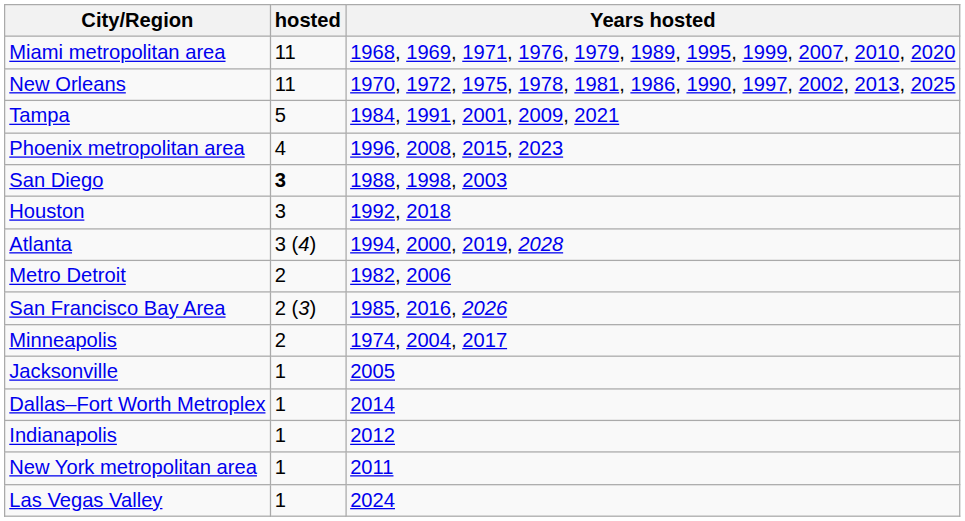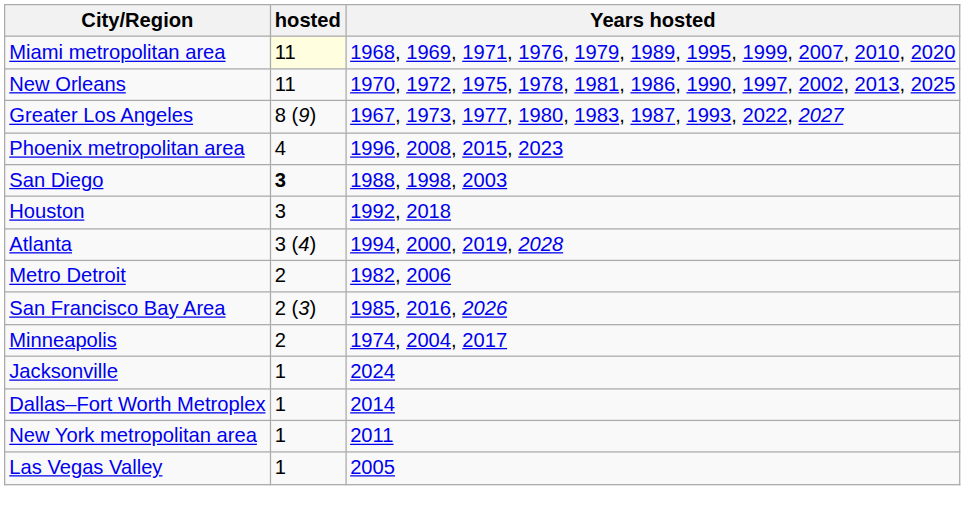(285, 52) no background -> (285, 52) lightyellow background
+ row: (101, 116)
- row: (40, 116)
(373, 372) 2005 -> (373, 372) 2024
- row: (63, 436)
(373, 500) 2024 -> (373, 468) 2005
